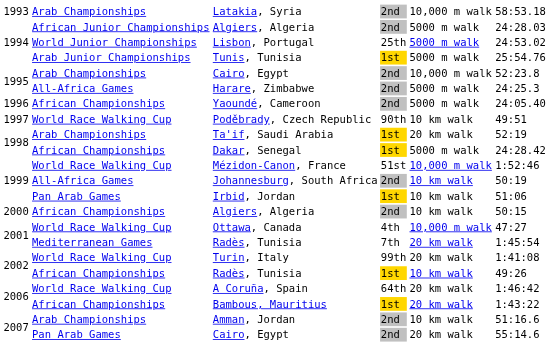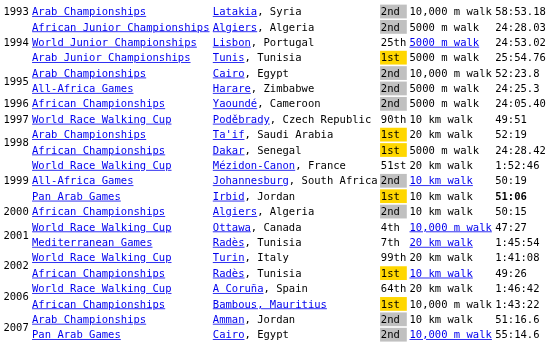(451, 165) 10,000 m walk -> (441, 165) 20 km walk
(511, 196) normal -> (511, 196) bold
(441, 304) 20 km walk -> (451, 304) 10,000 m walk
(441, 335) 20 km walk -> (451, 335) 10,000 m walk
